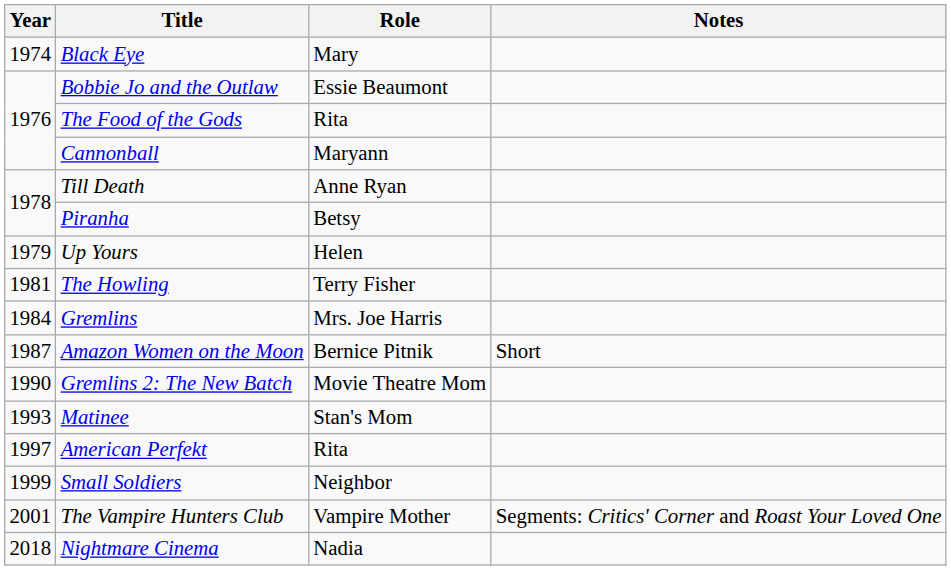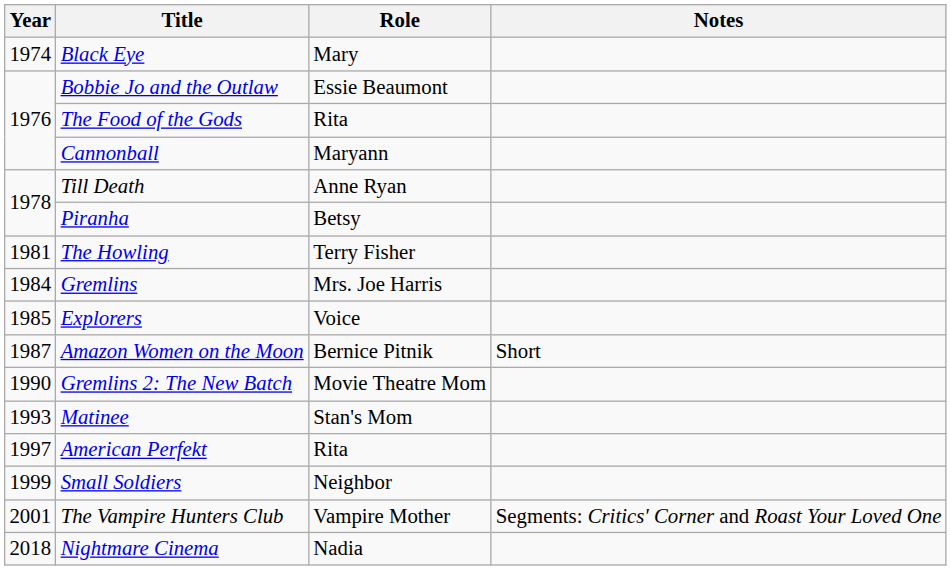- row: (99, 251)
+ row: (101, 317)
